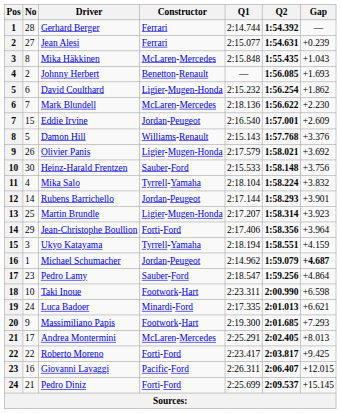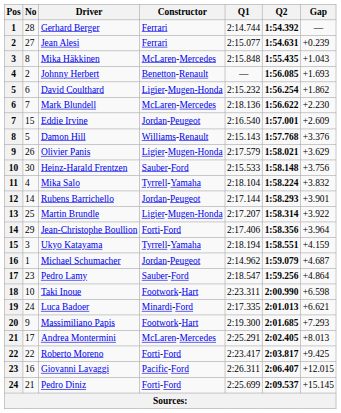(316, 152) +3.692 -> (316, 152) +3.629
(316, 214) +3.923 -> (316, 214) +3.922
(316, 261) bold -> (316, 261) normal
